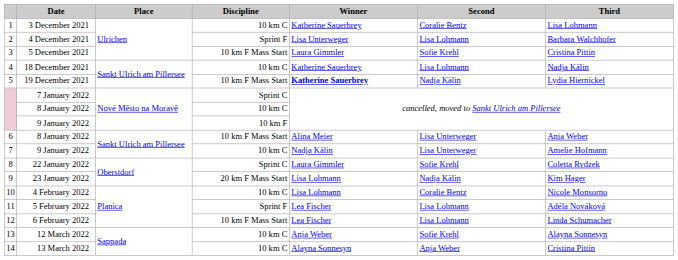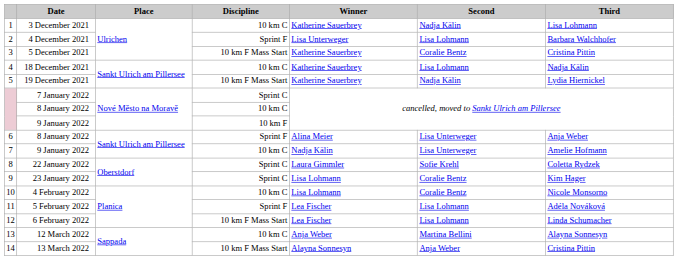(443, 25) Coralie Bentz -> (440, 25) Nadja Kälin
(318, 53) Laura Gimmler -> (327, 53) Katherine Sauerbrey
(439, 53) Sofie Krehl -> (443, 53) Coralie Bentz
(330, 80) bold -> (327, 80) normal
(254, 136) 10 km F Mass Start -> (273, 136) Sprint F
(254, 178) 20 km F Mass Start -> (273, 178) Sprint C
(440, 178) Nadja Kälin -> (443, 178) Coralie Bentz
(439, 234) Sofie Krehl -> (446, 234) Martina Bellini
(273, 248) 10 km C -> (254, 248) 10 km F Mass Start
